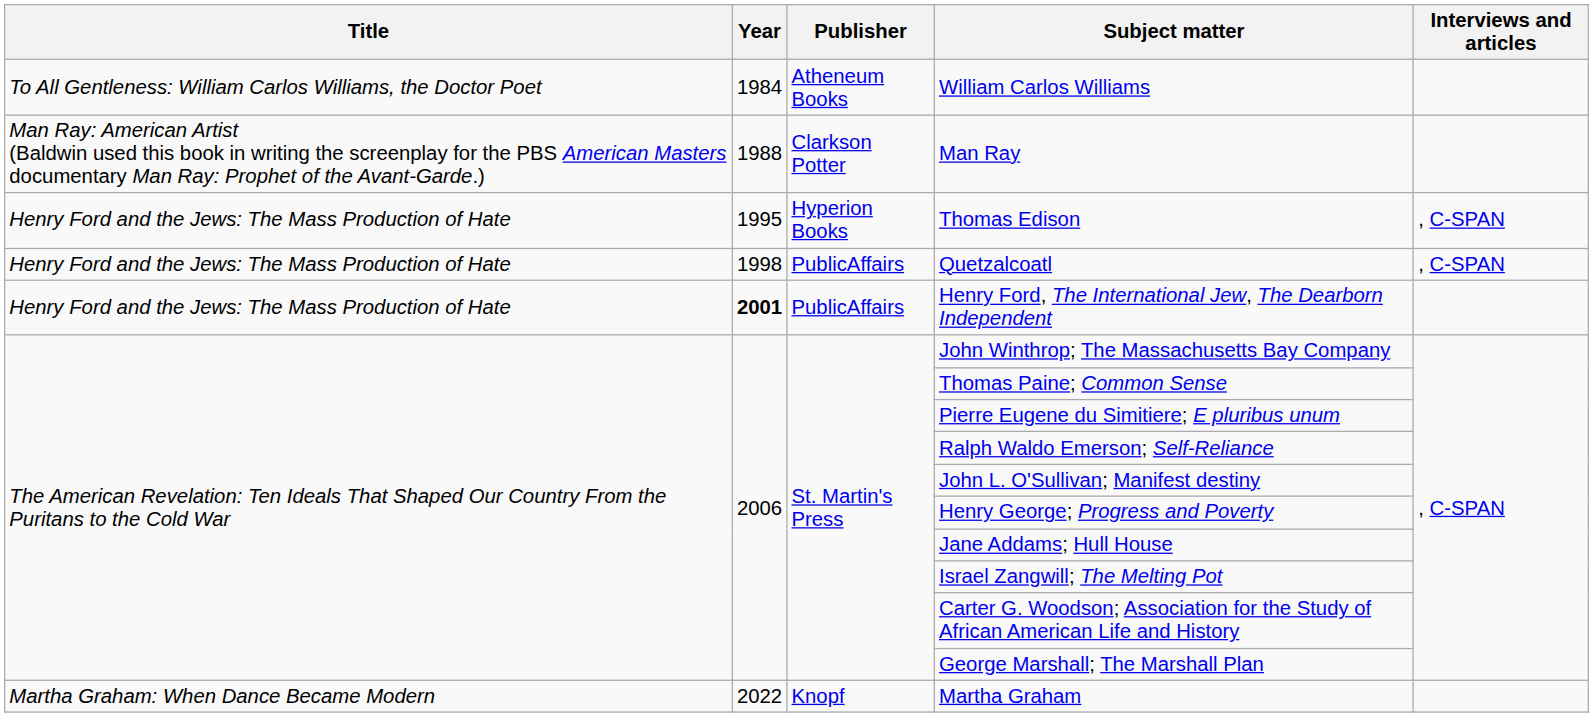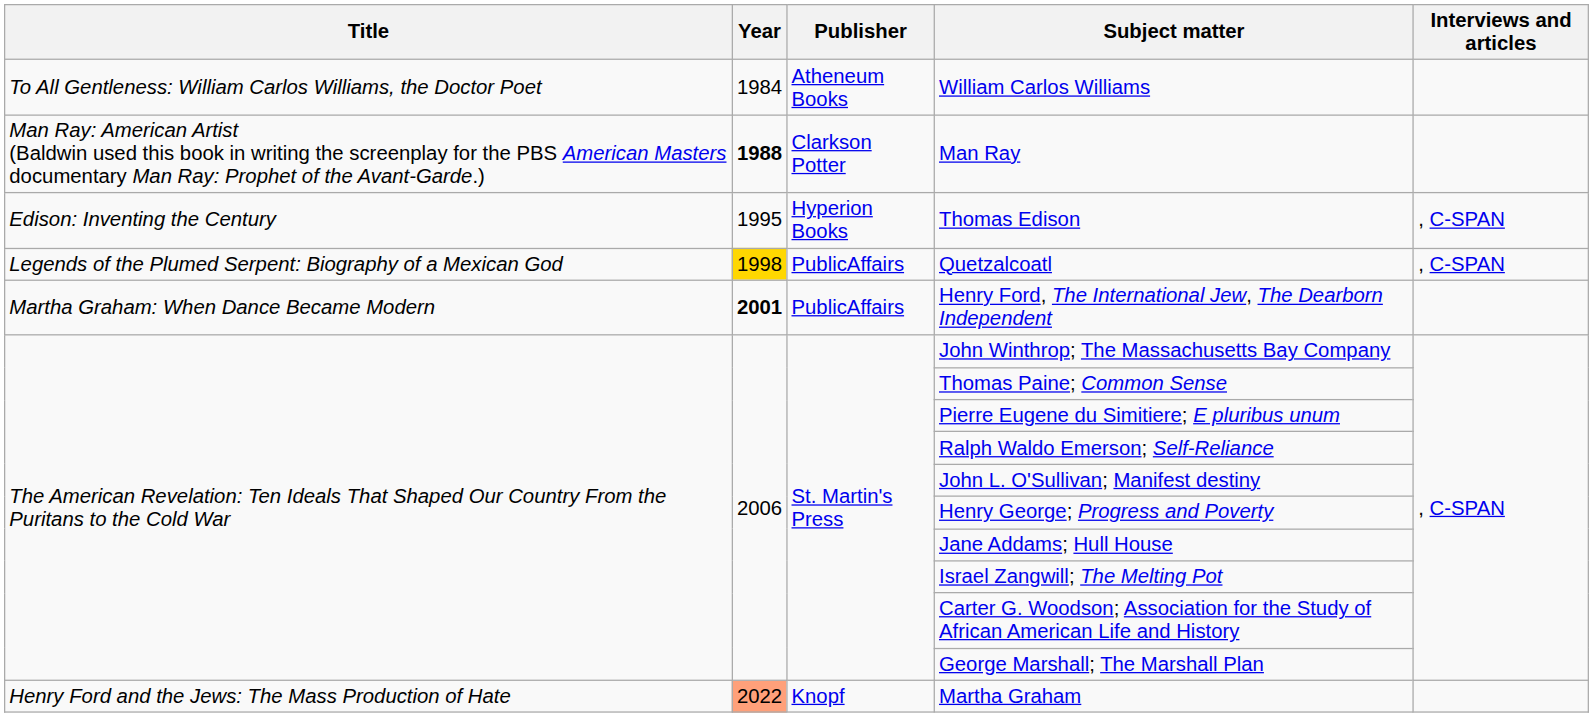(760, 153) normal -> (760, 153) bold
(260, 220) Henry Ford and the Jews: The Mass Production of Hate -> (143, 220) Edison: Inventing the Century
(260, 263) Henry Ford and the Jews: The Mass Production of Hate -> (286, 263) Legends of the Plumed Serpent: Biography of a Mexican God
(760, 263) no background -> (760, 263) gold background
(260, 307) Henry Ford and the Jews: The Mass Production of Hate -> (222, 307) Martha Graham: When Dance Became Modern
(222, 696) Martha Graham: When Dance Became Modern -> (260, 696) Henry Ford and the Jews: The Mass Production of Hate
(760, 696) no background -> (760, 696) lightsalmon background
